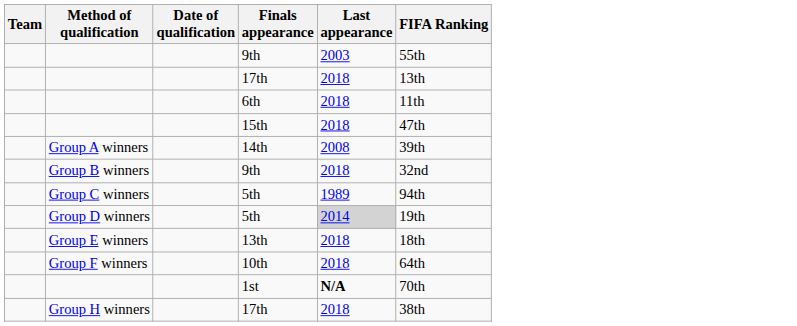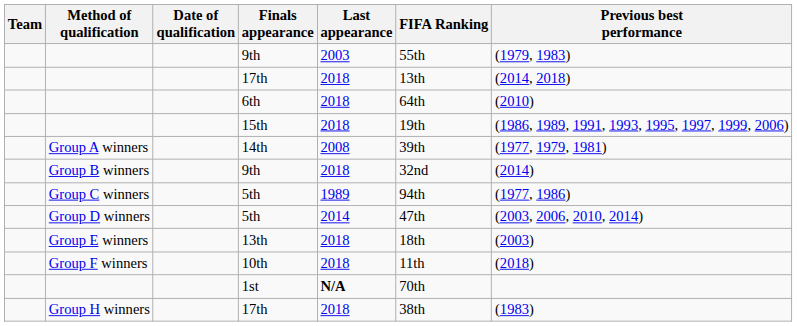+ column: (642, 24)
(412, 101) 11th -> (412, 101) 64th
(412, 124) 47th -> (412, 124) 19th
(335, 217) lightgrey background -> (335, 217) no background
(412, 217) 19th -> (412, 217) 47th
(412, 263) 64th -> (412, 263) 11th
